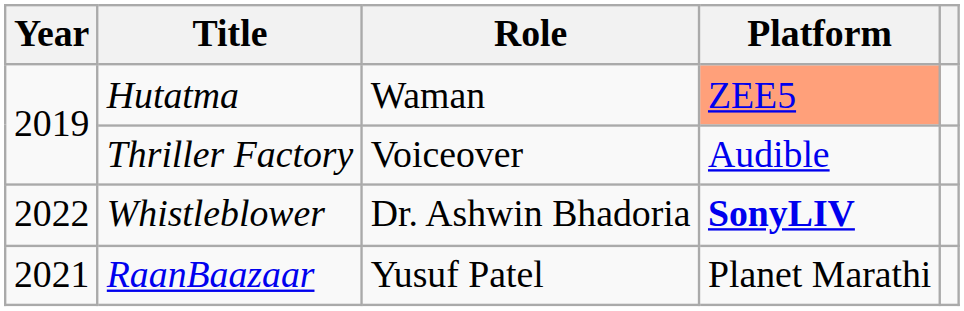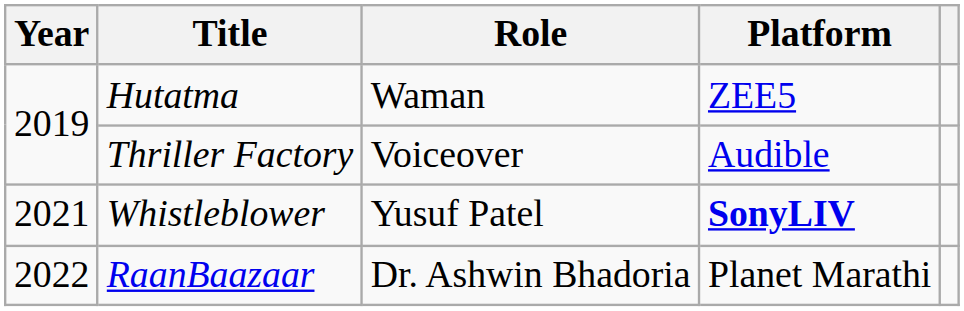(752, 94) lightsalmon background -> (752, 94) no background
(52, 214) 2022 -> (52, 214) 2021
(531, 214) Dr. Ashwin Bhadoria -> (457, 214) Yusuf Patel
(52, 273) 2021 -> (52, 273) 2022
(457, 273) Yusuf Patel -> (531, 273) Dr. Ashwin Bhadoria
